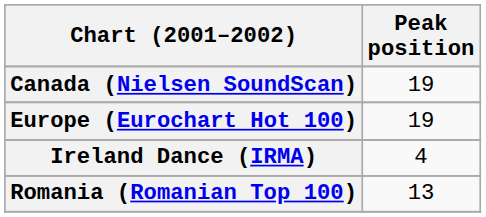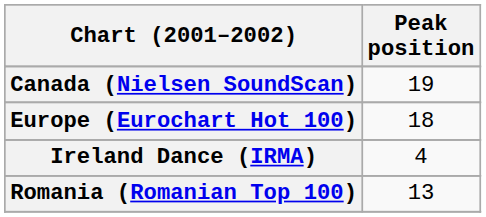(421, 121) 19 -> (421, 121) 18
